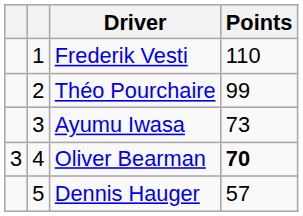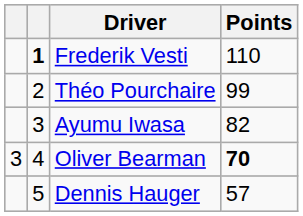(38, 56) normal -> (38, 56) bold
(238, 124) 73 -> (238, 124) 82
